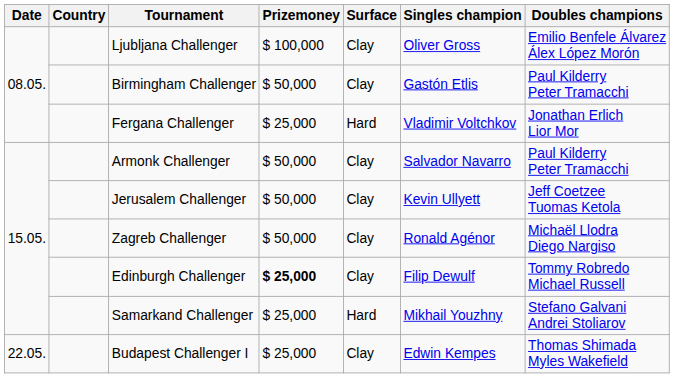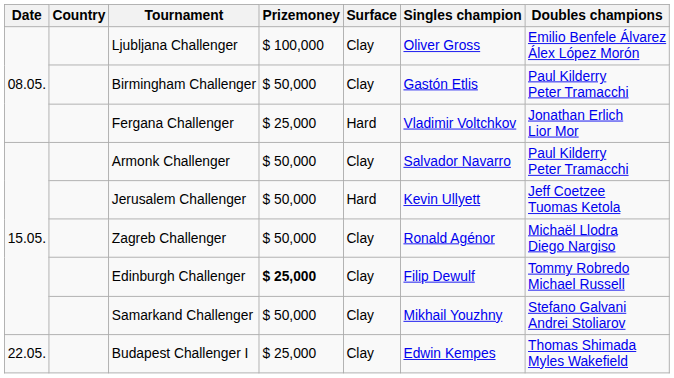(360, 199) Clay -> (361, 199) Hard
(289, 314) $ 25,000 -> (289, 314) $ 50,000
(361, 314) Hard -> (360, 314) Clay
